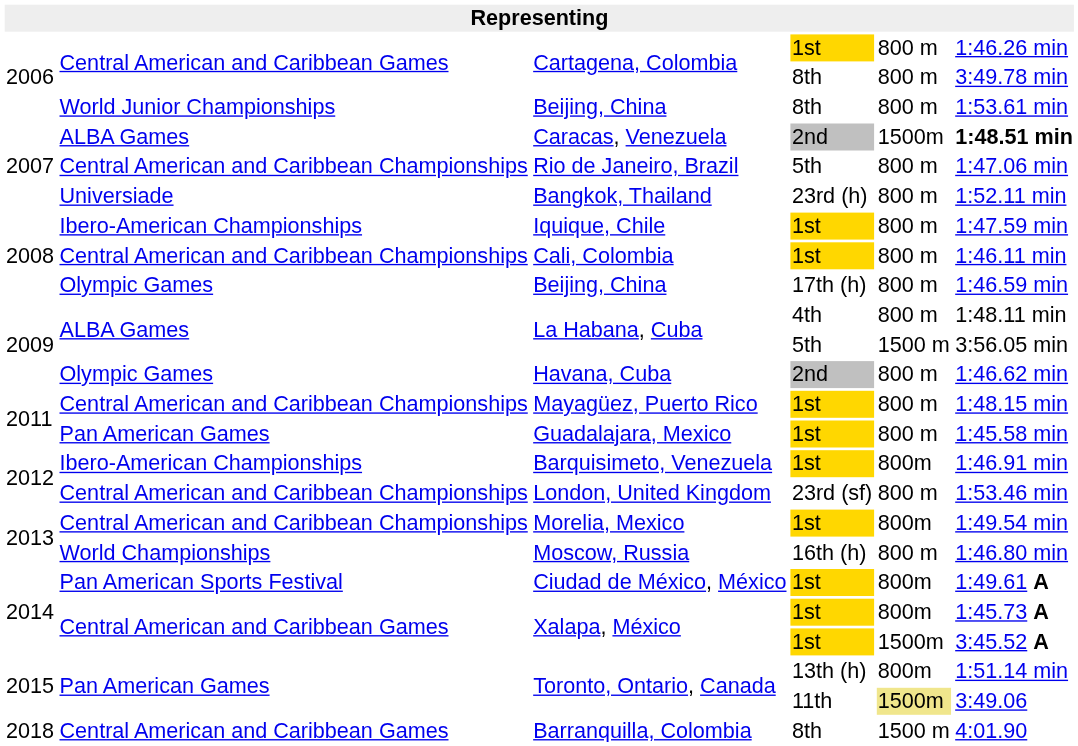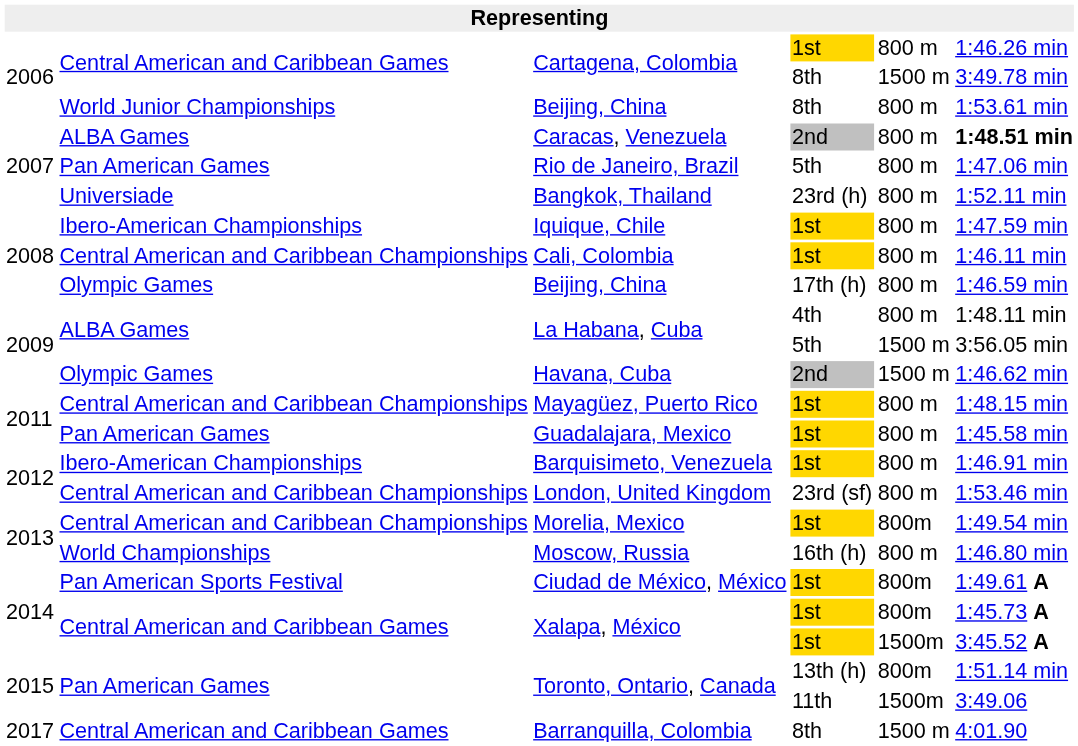(908, 77) 800 m -> (914, 77) 1500 m
(911, 136) 1500m -> (908, 136) 800 m
(294, 166) Central American and Caribbean Championships -> (165, 166) Pan American Games
(908, 374) 800 m -> (914, 374) 1500 m
(905, 463) 800m -> (908, 463) 800 m
(911, 701) khaki background -> (911, 701) no background
(30, 730) 2018 -> (30, 730) 2017
